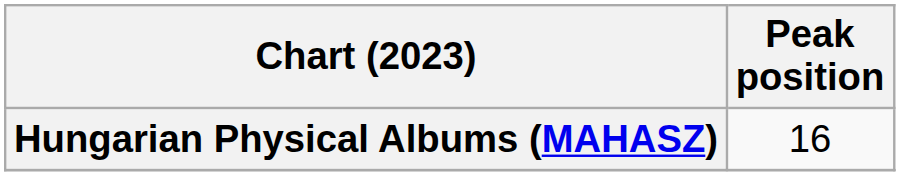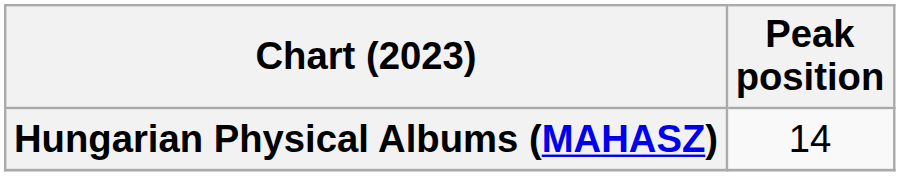(810, 138) 16 -> (810, 138) 14
